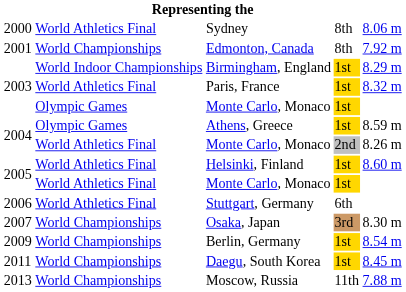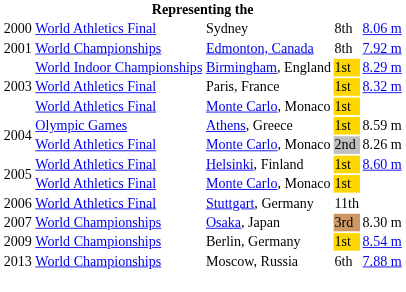(81, 106) Olympic Games -> (96, 106) World Athletics Final
(344, 203) 6th -> (347, 203) 11th
- row: (17, 261)
(347, 280) 11th -> (344, 261) 6th
